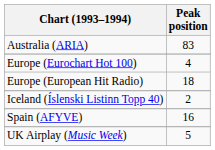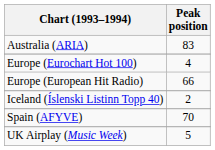(188, 81) 18 -> (188, 81) 66
(188, 117) 16 -> (188, 117) 70
